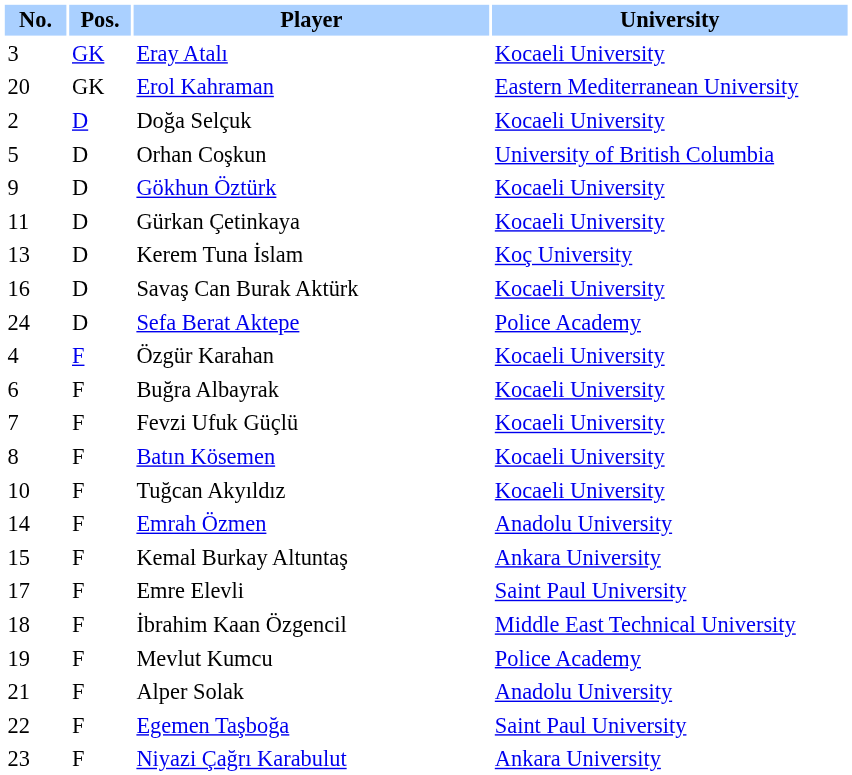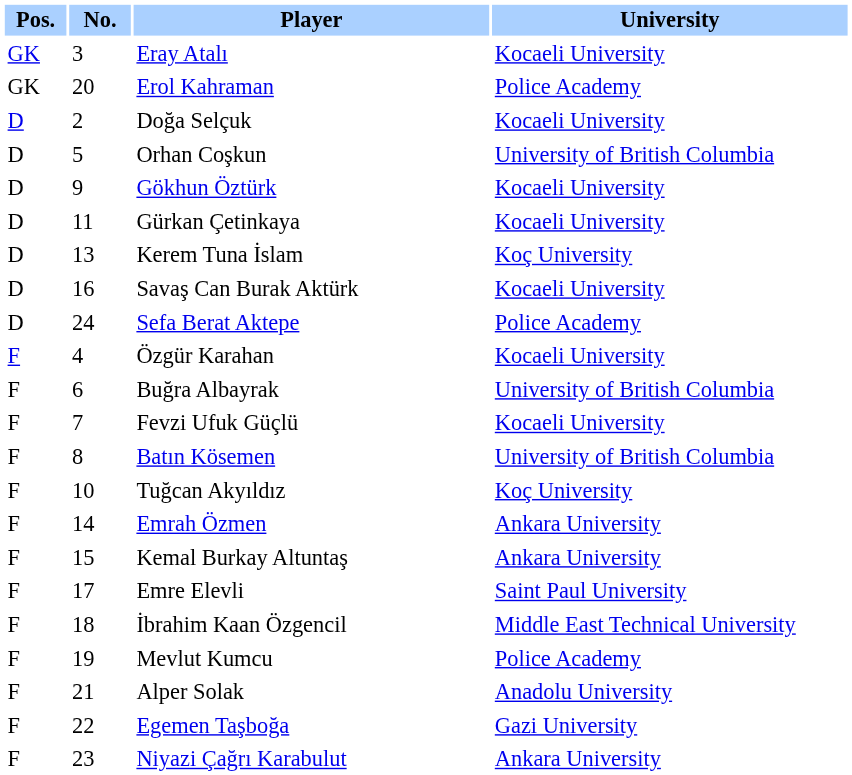columns swapped: (100, 20) <-> (36, 20)
(647, 87) Eastern Mediterranean University -> (568, 87) Police Academy
(580, 389) Kocaeli University -> (634, 389) University of British Columbia
(580, 456) Kocaeli University -> (634, 456) University of British Columbia
(580, 490) Kocaeli University -> (564, 490) Koç University
(583, 523) Anadolu University -> (578, 523) Ankara University
(591, 725) Saint Paul University -> (566, 725) Gazi University
